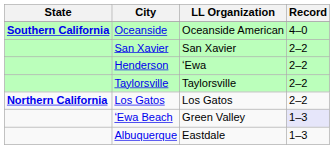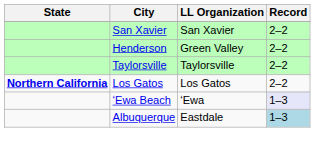- row: (141, 30)
(194, 65) ʻEwa -> (212, 48) Green Valley
(214, 118) Green Valley -> (192, 100) ʻEwa
(298, 135) no background -> (278, 118) lightblue background
